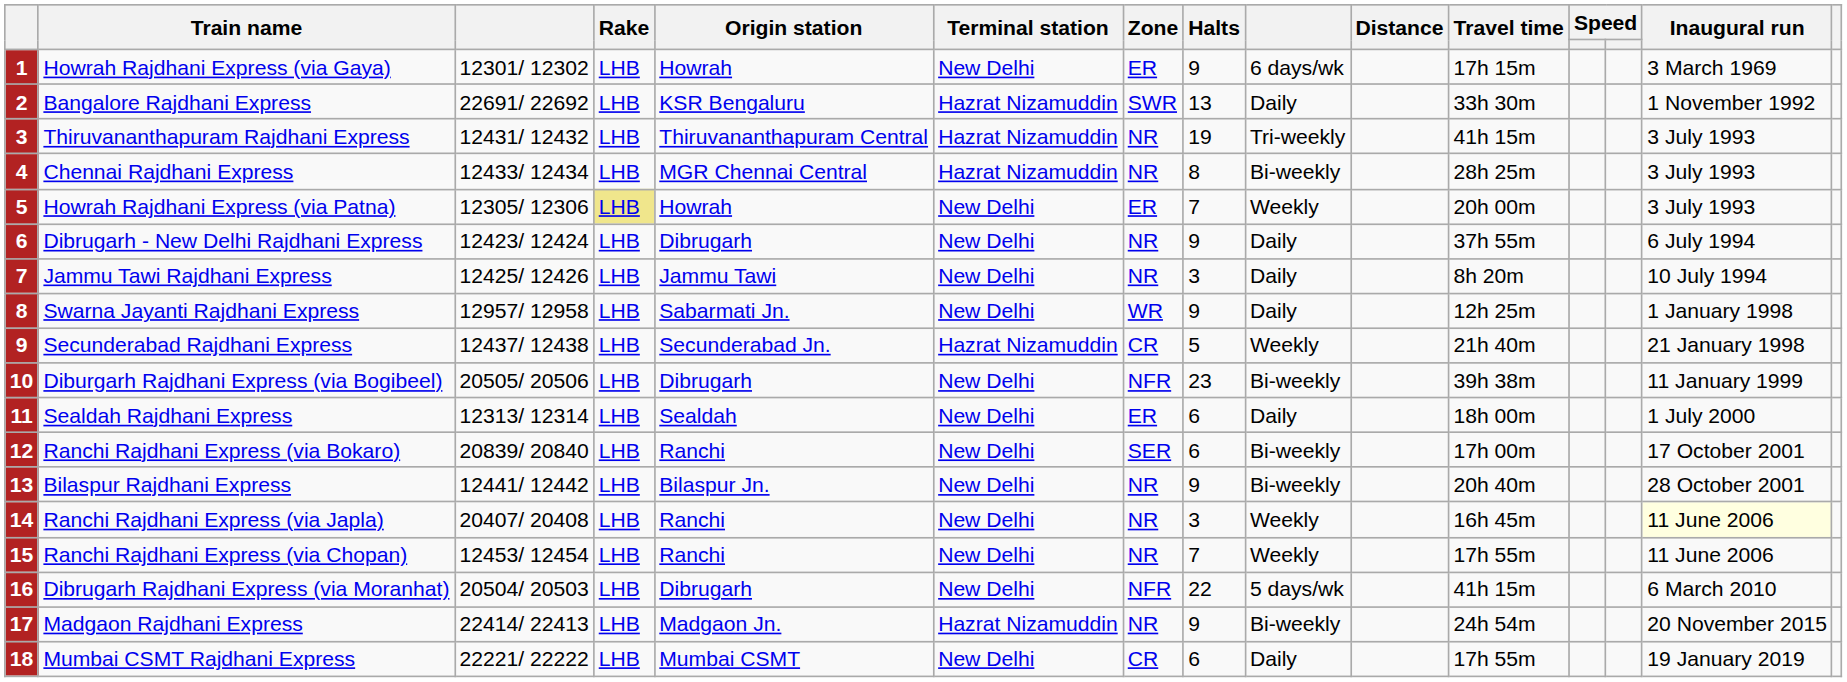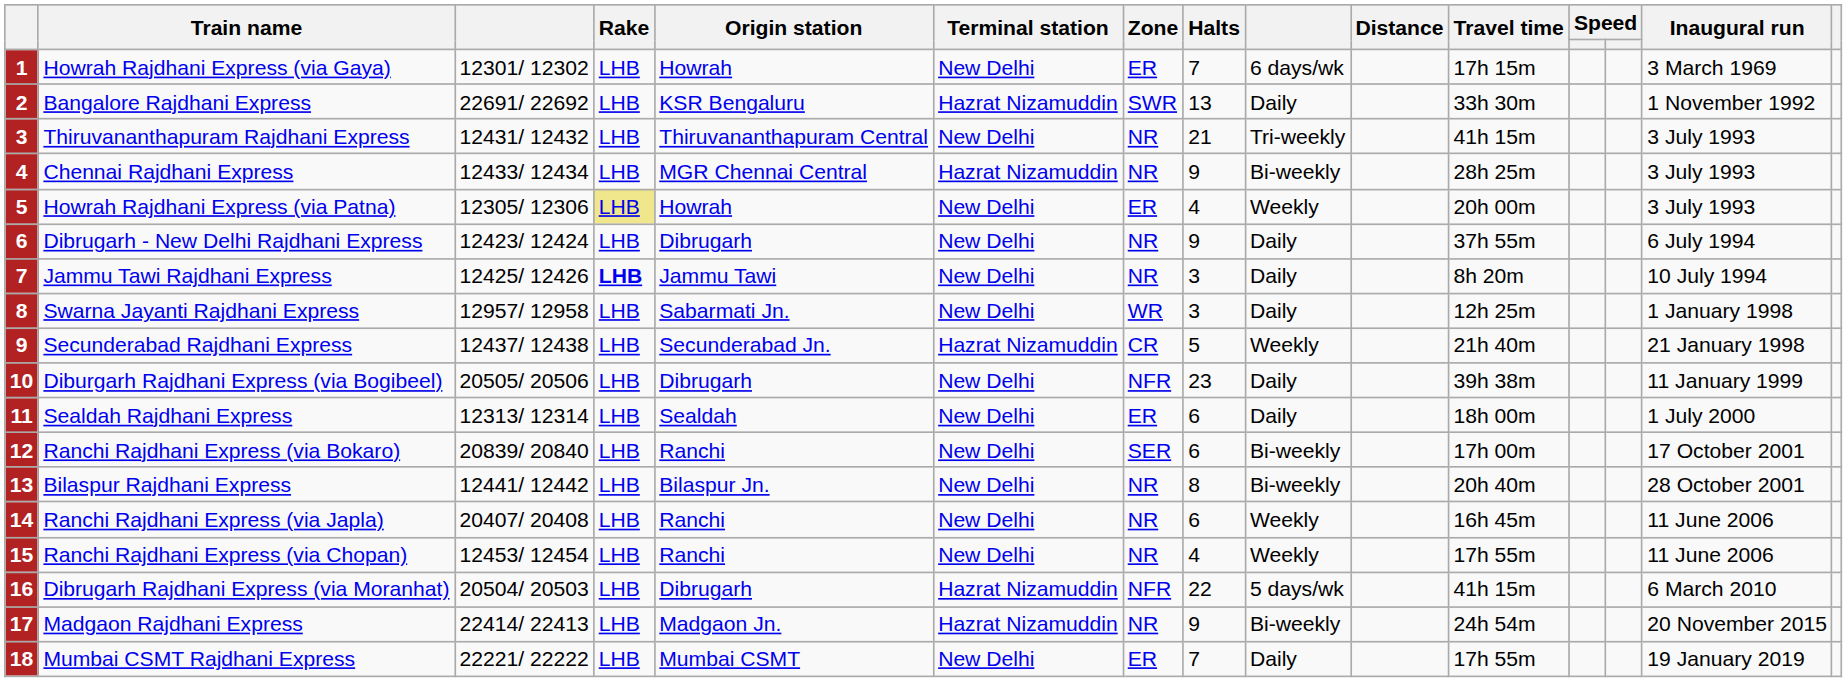(1194, 67) 9 -> (1194, 67) 7
(1028, 136) Hazrat Nizamuddin -> (986, 136) New Delhi
(1200, 136) 19 -> (1200, 136) 21
(1194, 171) 8 -> (1194, 171) 9
(1194, 206) 7 -> (1194, 206) 4
(619, 276) normal -> (620, 276) bold
(1194, 311) 9 -> (1194, 311) 3
(1295, 380) Bi-weekly -> (1273, 380) Daily
(1194, 485) 9 -> (1194, 485) 8
(1194, 519) 3 -> (1194, 519) 6
(1711, 519) lightyellow background -> (1711, 519) no background
(1194, 554) 7 -> (1194, 554) 4
(986, 589) New Delhi -> (1028, 589) Hazrat Nizamuddin
(1143, 659) CR -> (1142, 659) ER
(1194, 659) 6 -> (1194, 659) 7
